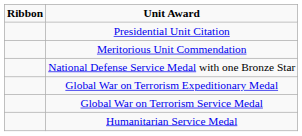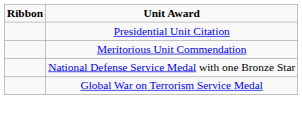- row: (172, 85)
- row: (172, 121)
